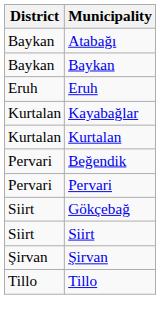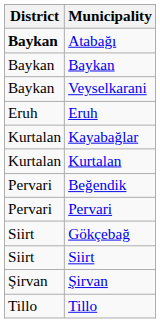(31, 40) normal -> (33, 40) bold
+ row: (107, 88)
